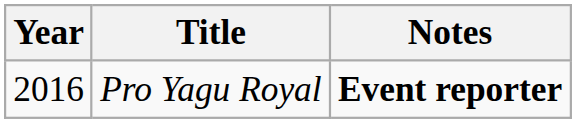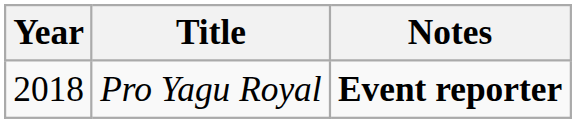(49, 88) 2016 -> (49, 88) 2018
